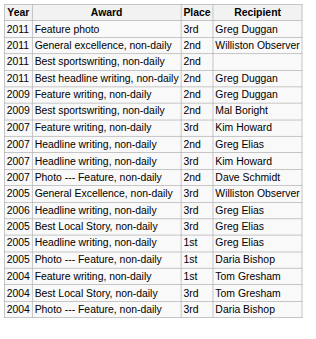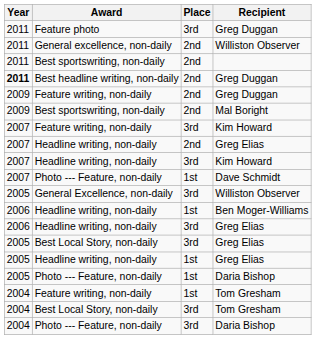(18, 78) normal -> (18, 78) bold
(192, 177) 2nd -> (190, 177) 1st
+ row: (96, 210)
